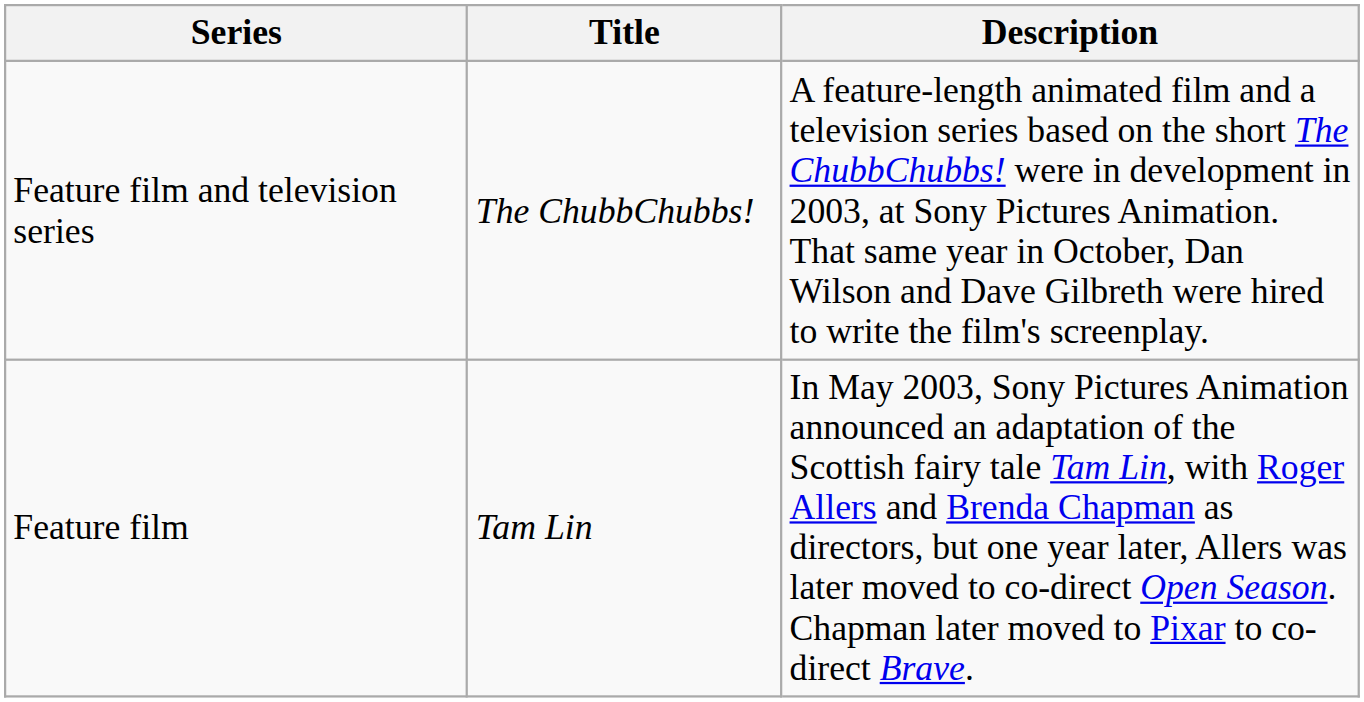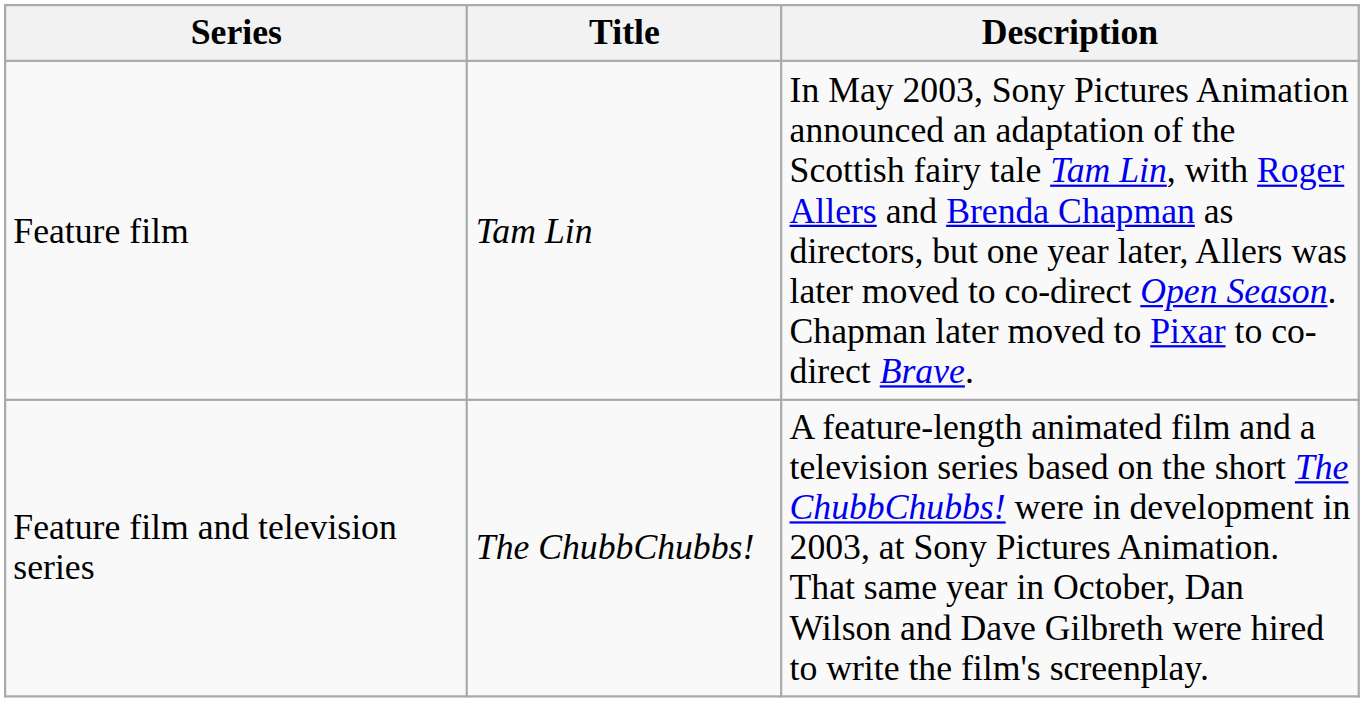rows swapped: (101, 527) <-> (205, 209)
